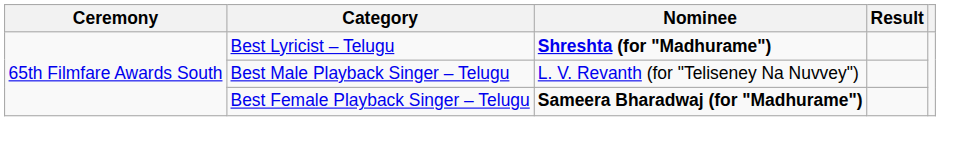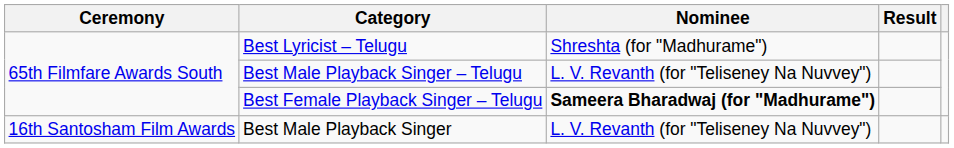(655, 45) bold -> (659, 45) normal
+ row: (347, 128)
